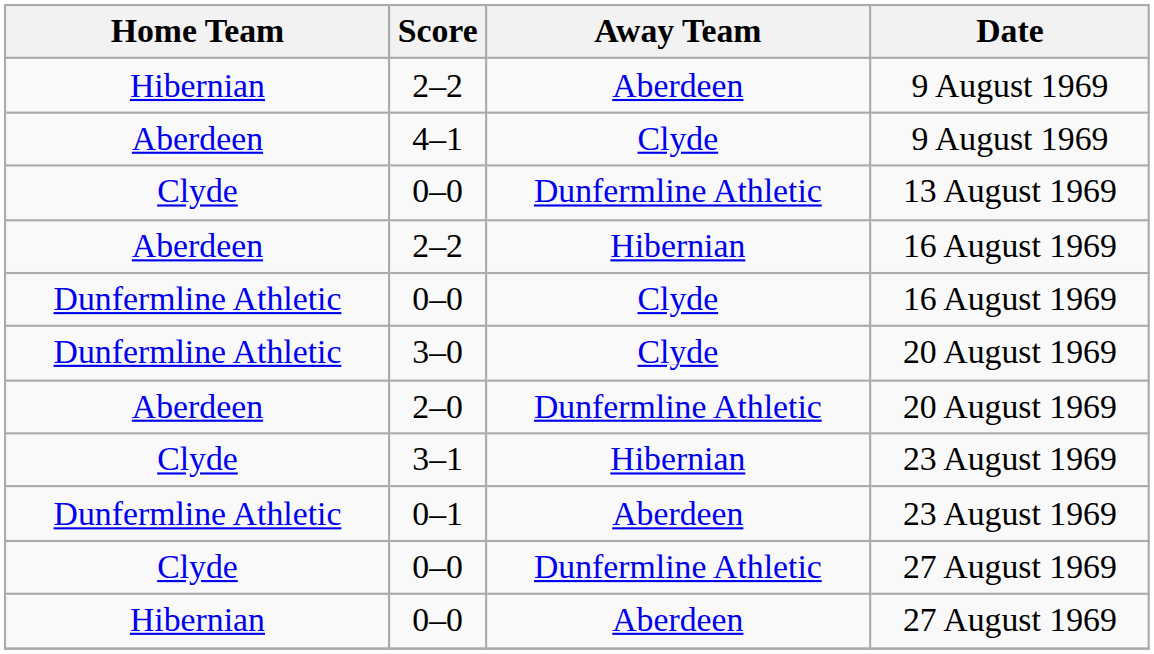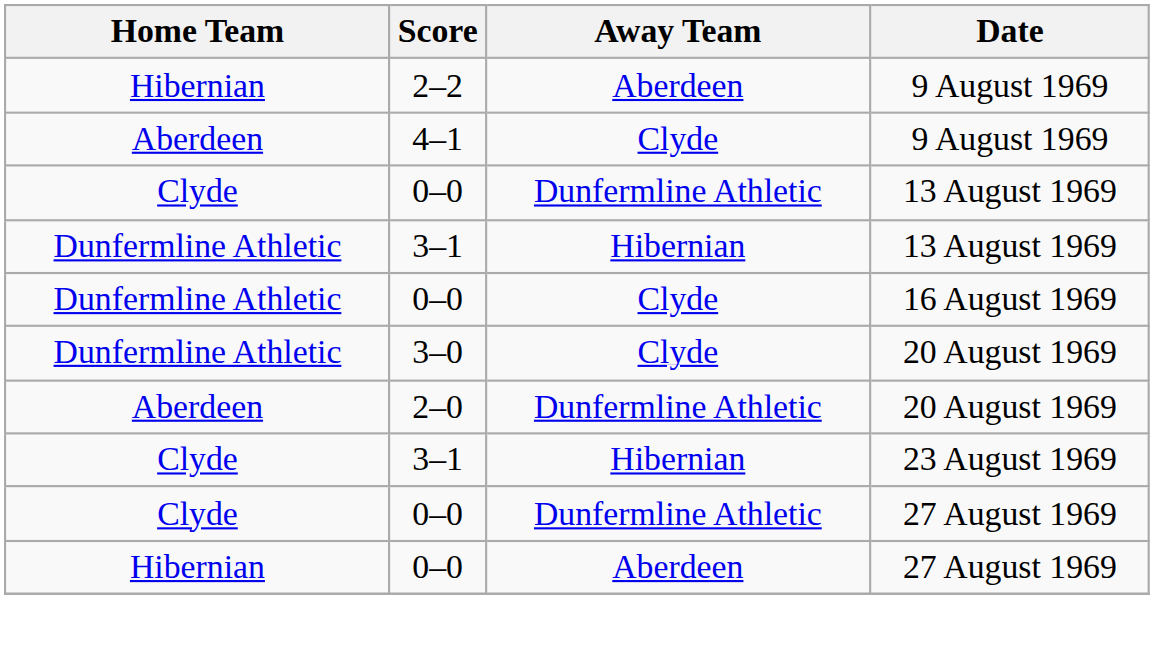+ row: (438, 245)
- row: (438, 245)
- row: (438, 513)
